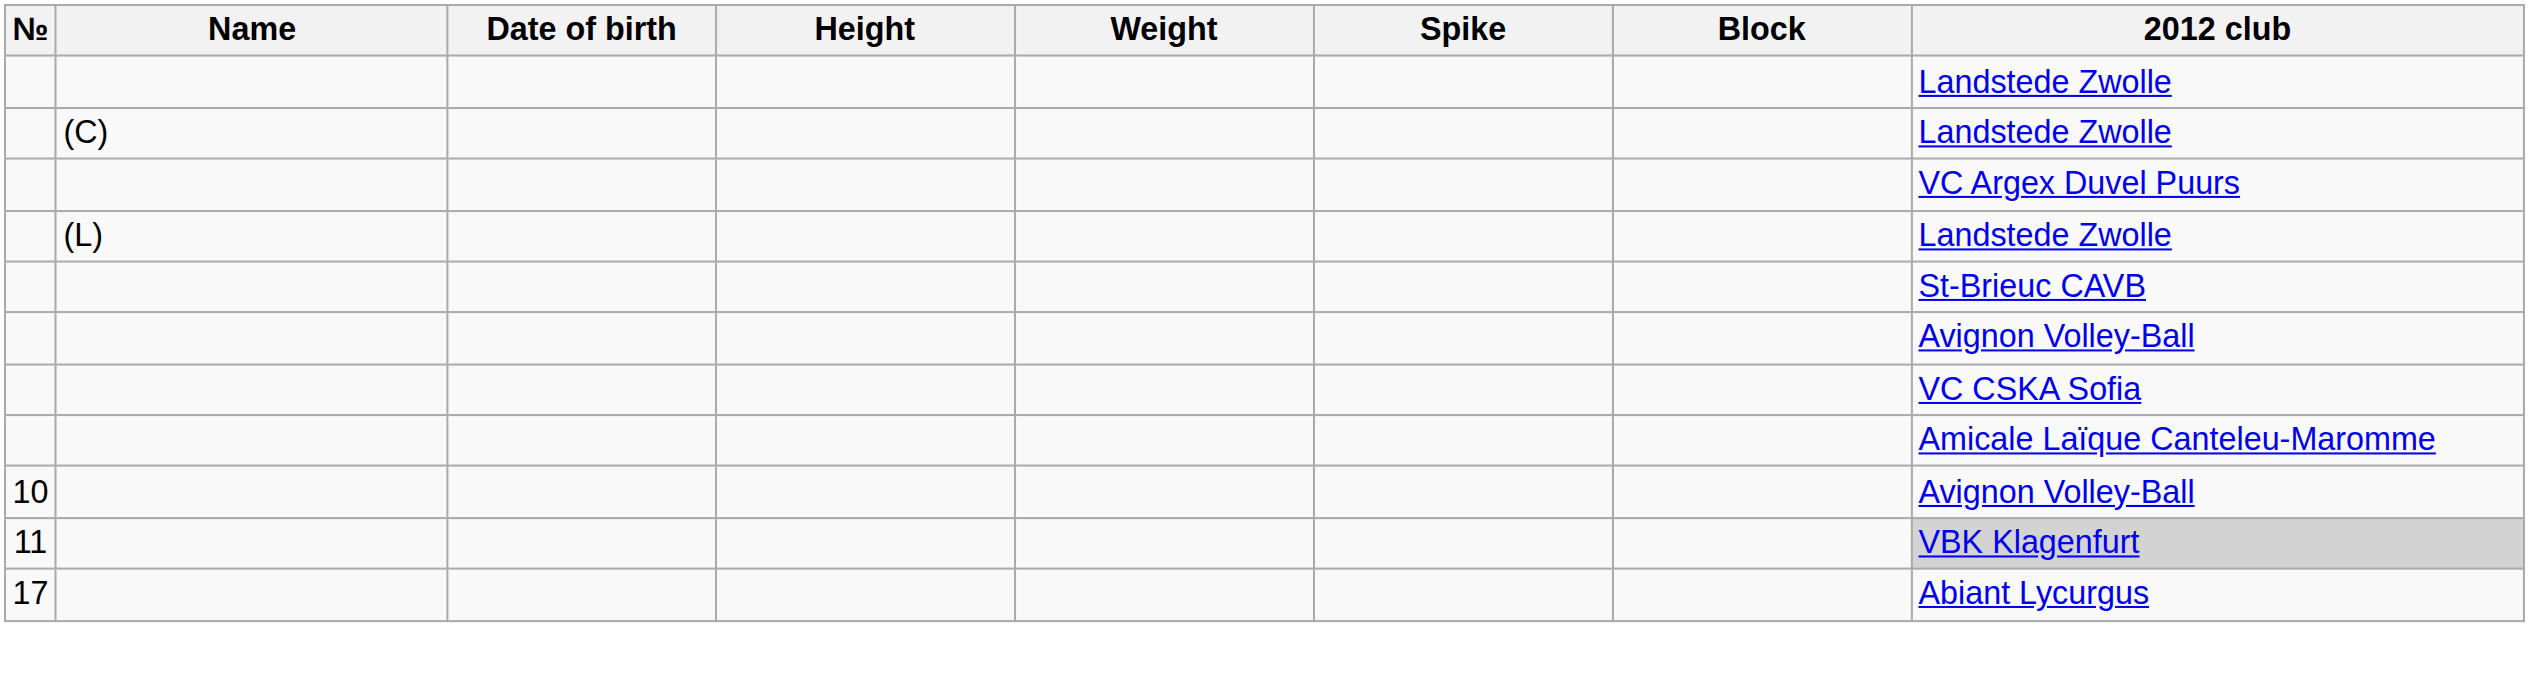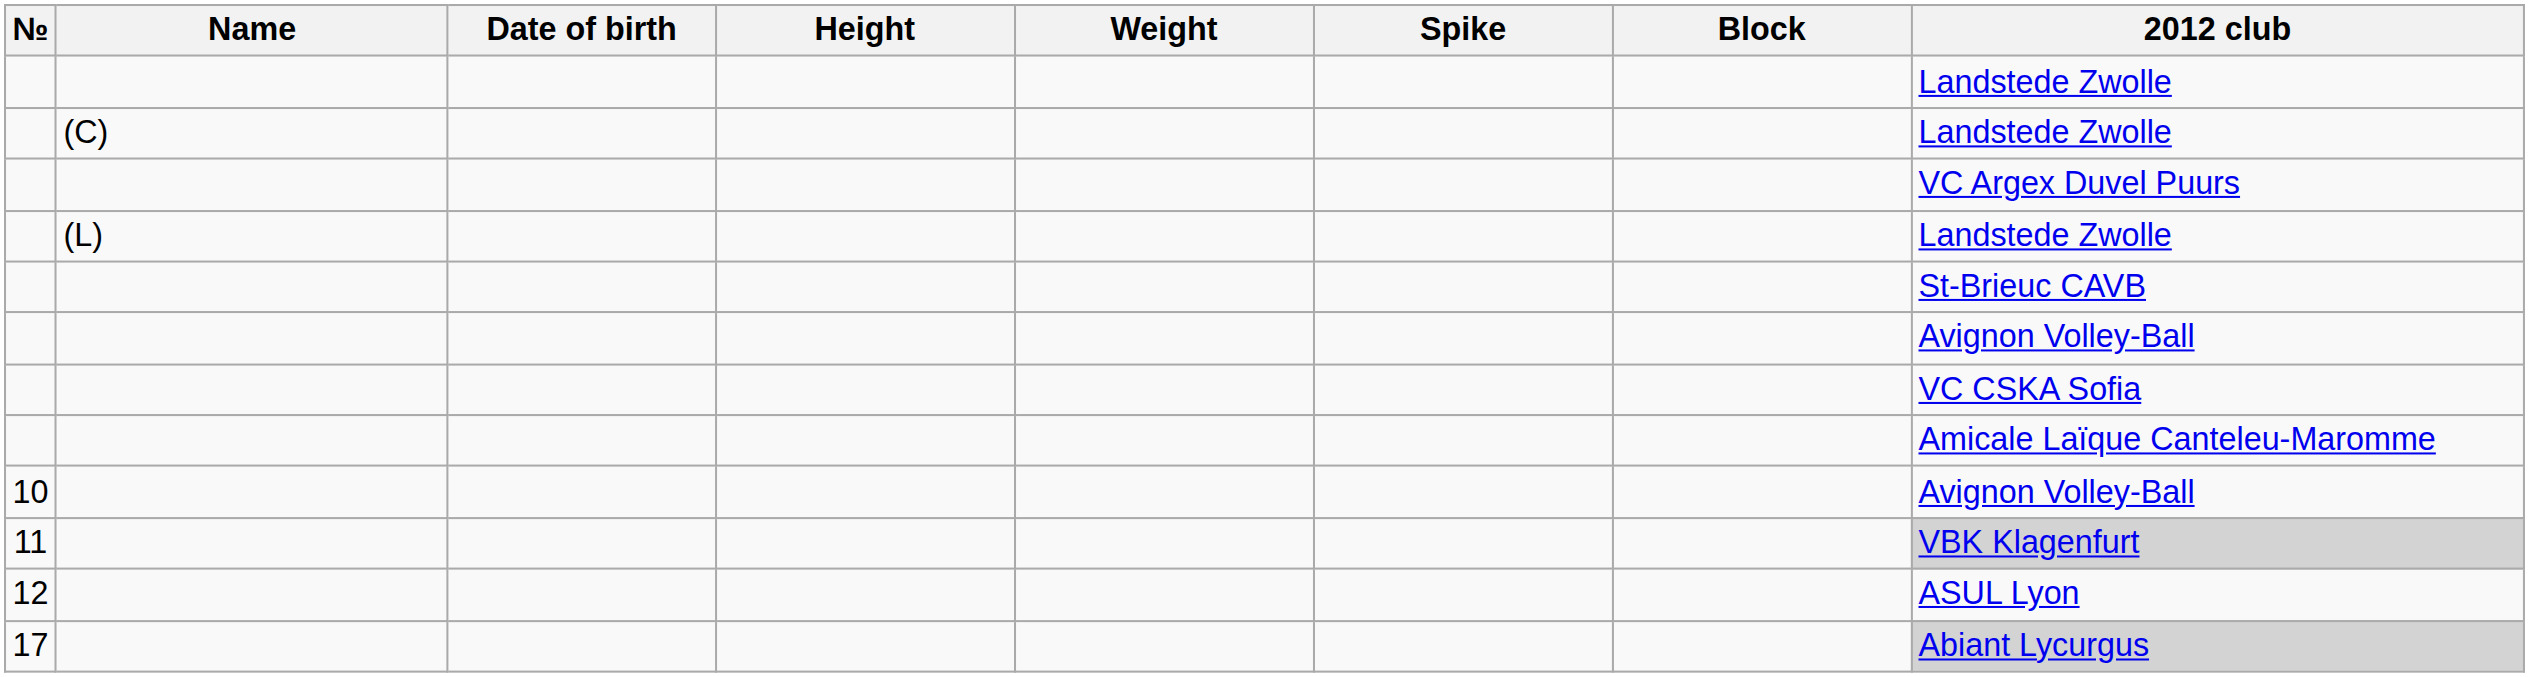+ row: (30, 593)
(2034, 593) no background -> (2034, 645) lightgrey background
